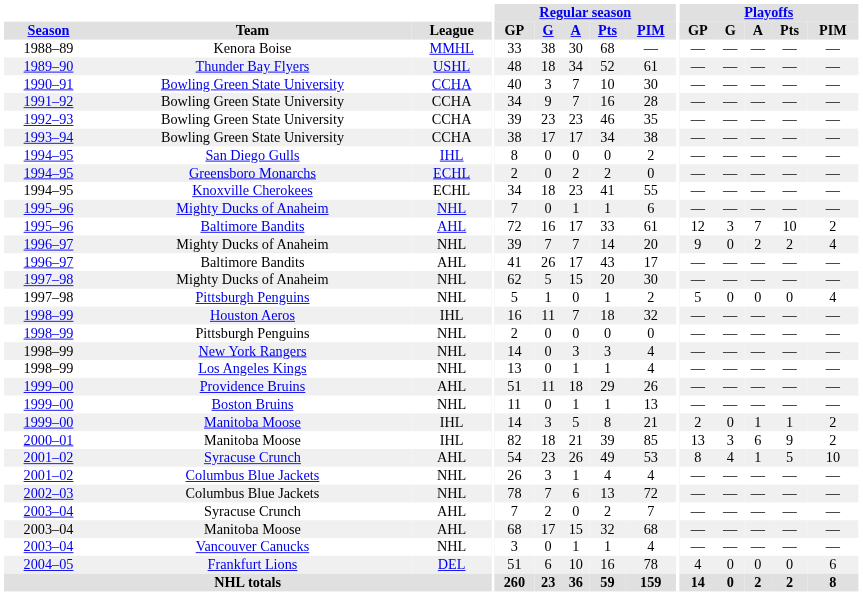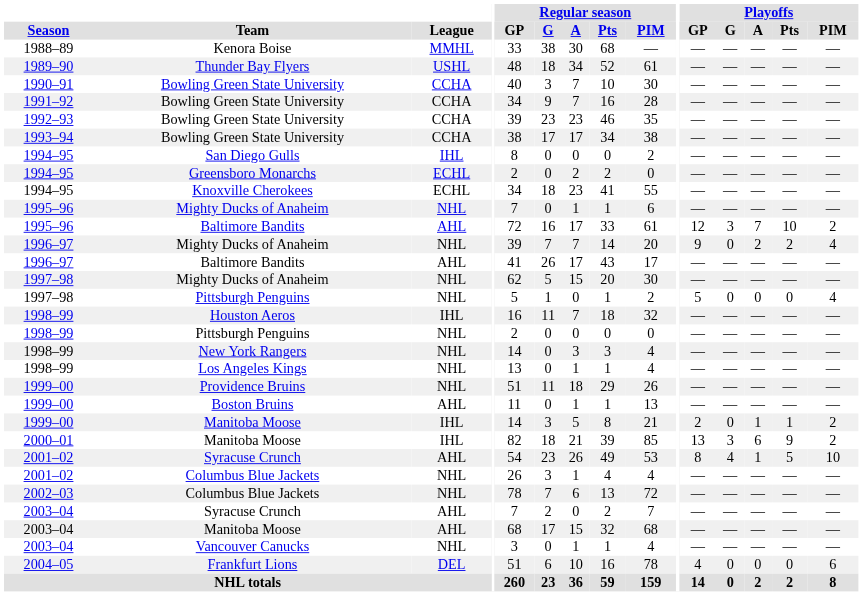(452, 386) AHL -> (452, 386) NHL
(452, 404) NHL -> (452, 404) AHL
